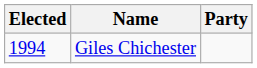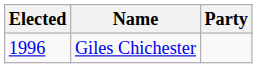(27, 47) 1994 -> (27, 47) 1996
